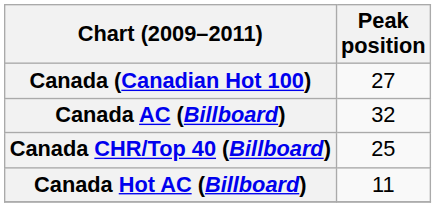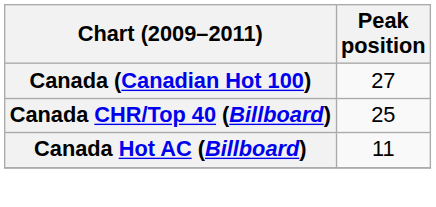- row: (170, 115)
